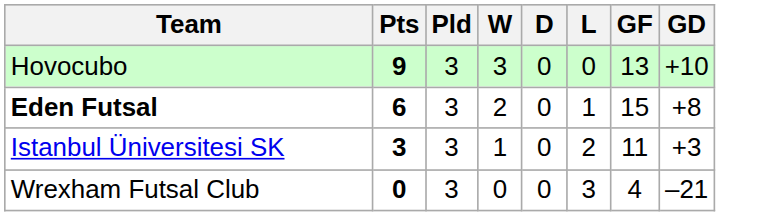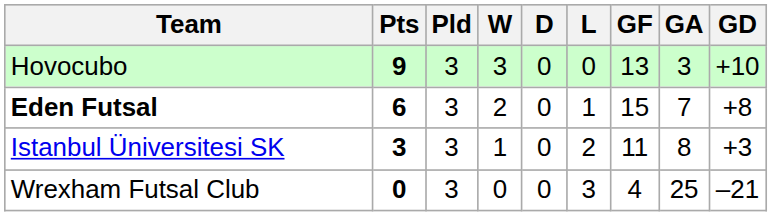+ column: (684, 25)
